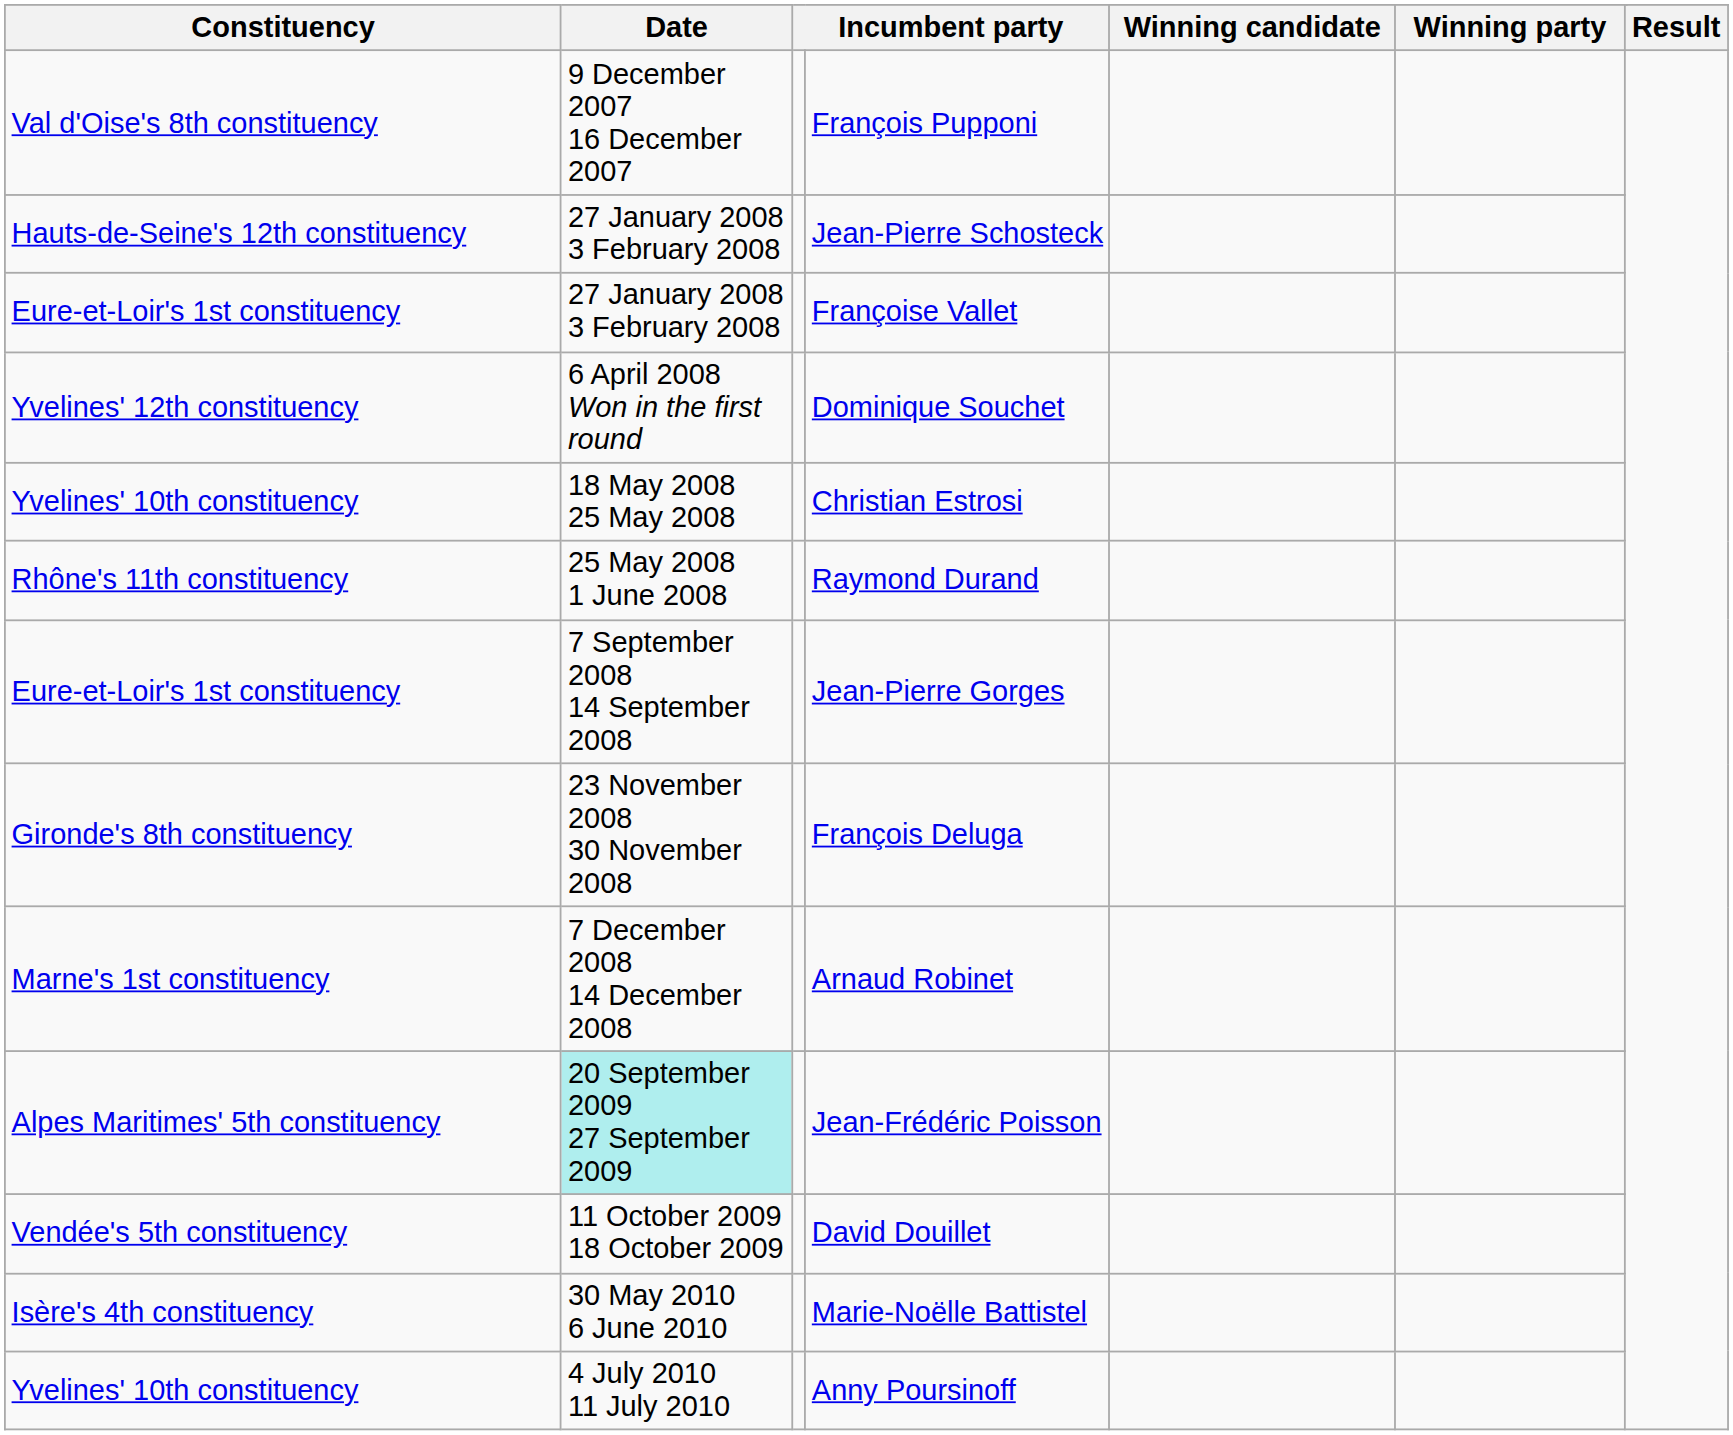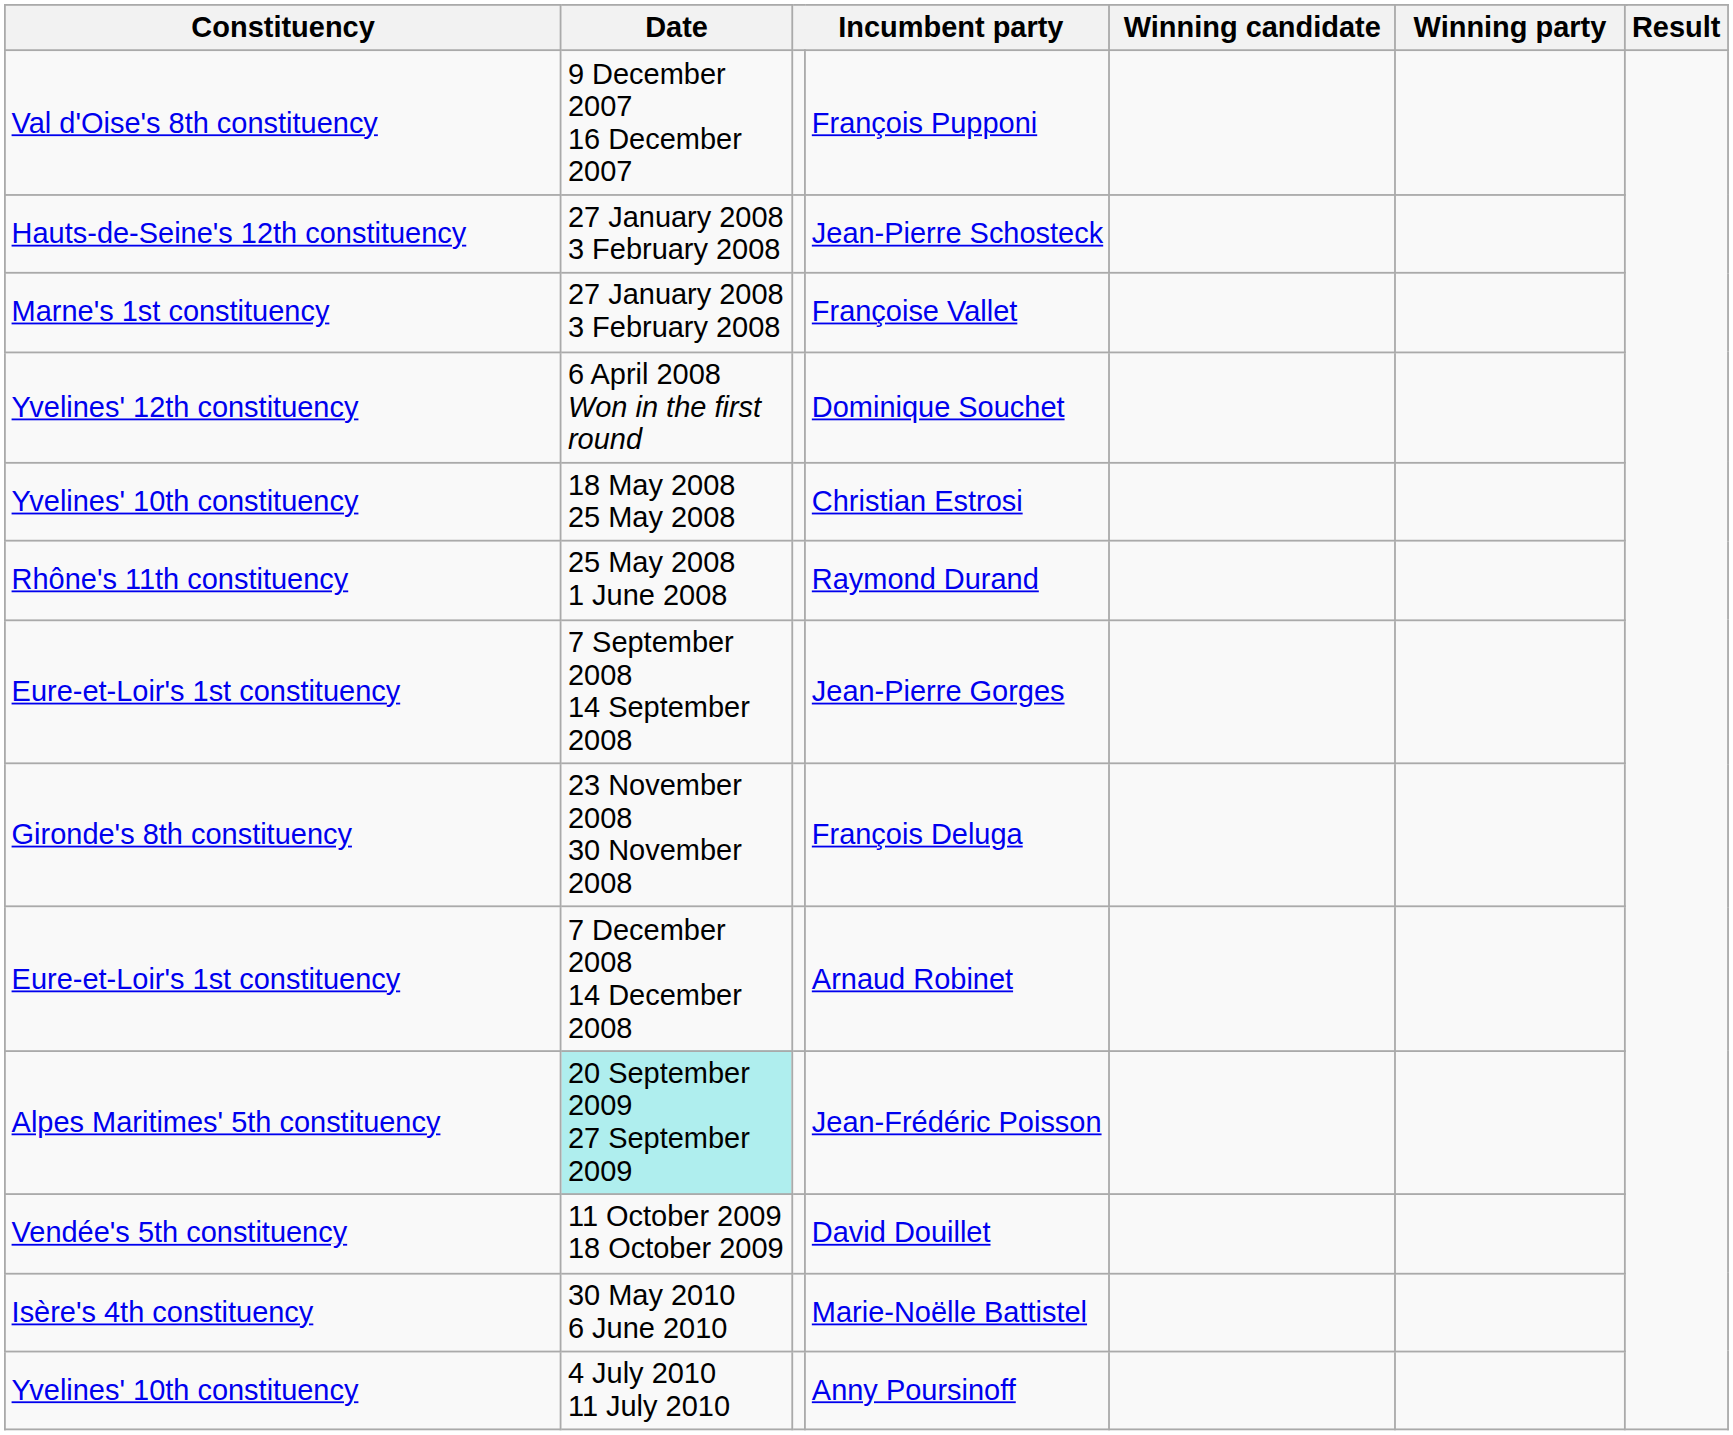(206, 311) Eure-et-Loir's 1st constituency -> (170, 311) Marne's 1st constituency
(170, 978) Marne's 1st constituency -> (206, 978) Eure-et-Loir's 1st constituency
